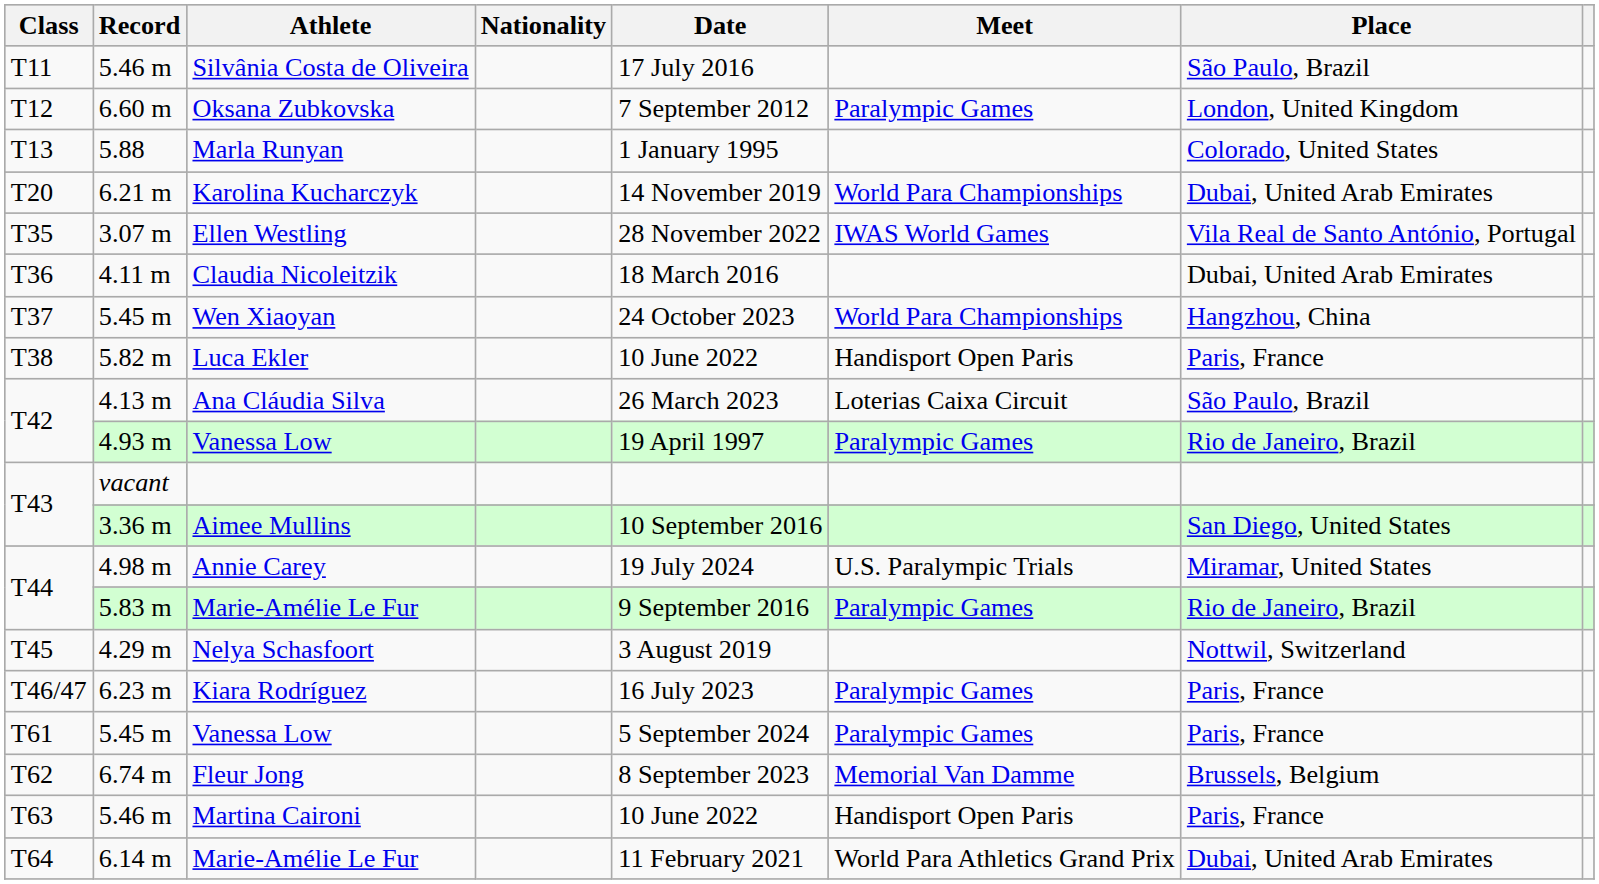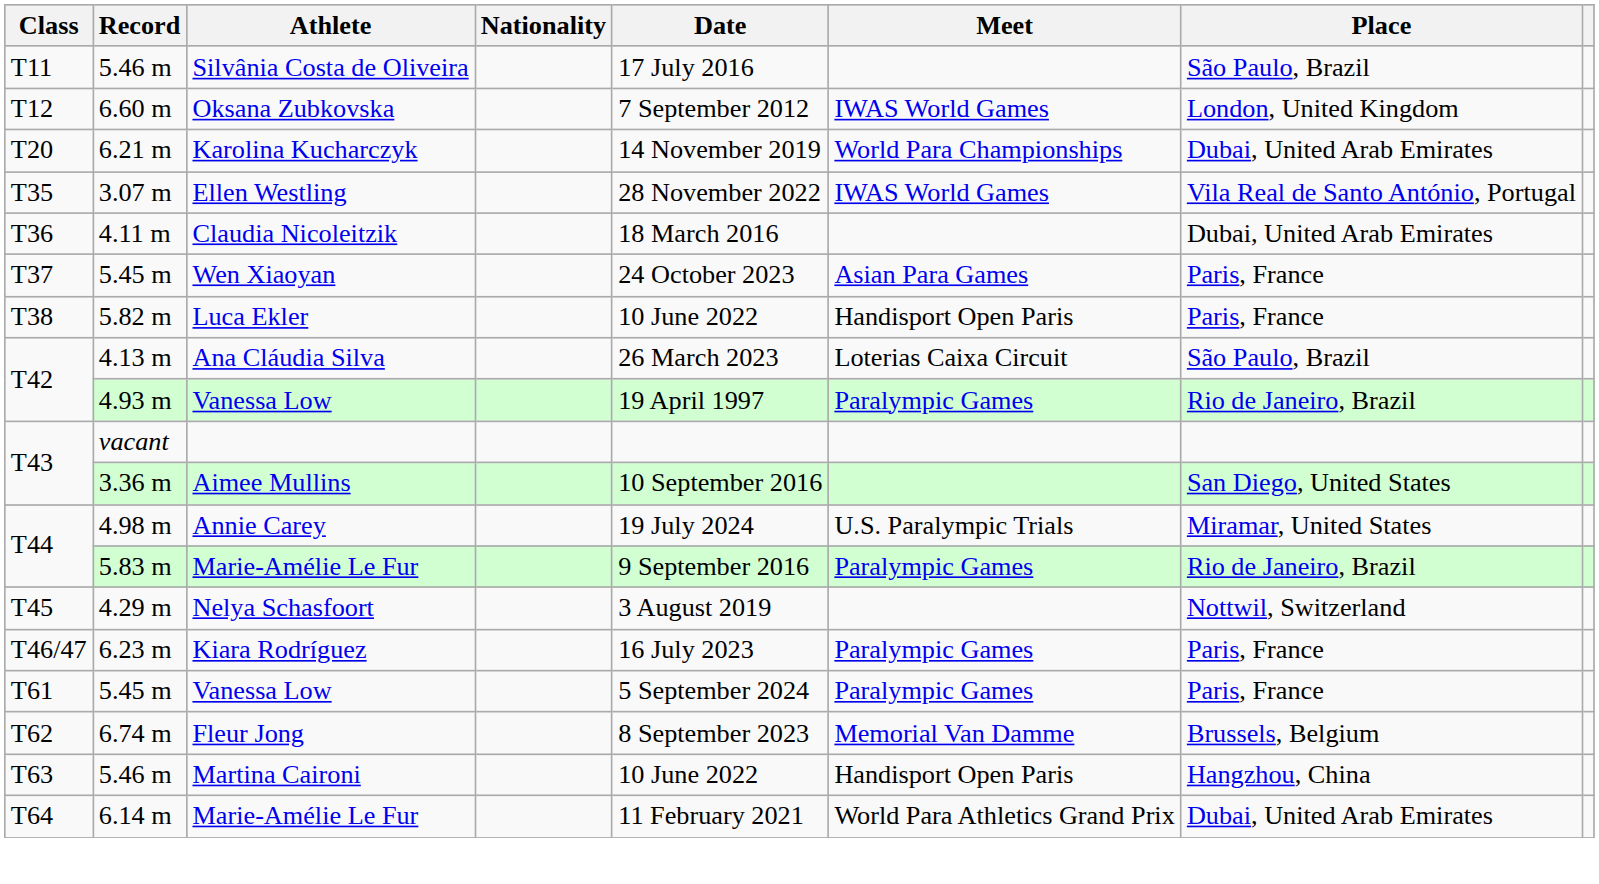(934, 108) Paralympic Games -> (942, 108) IWAS World Games
- row: (122, 150)
(978, 316) World Para Championships -> (931, 274) Asian Para Games
(1279, 316) Hangzhou, China -> (1255, 274) Paris, France
(1255, 815) Paris, France -> (1279, 774) Hangzhou, China
